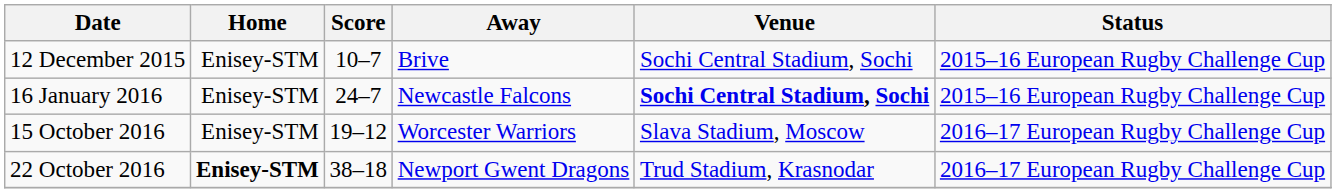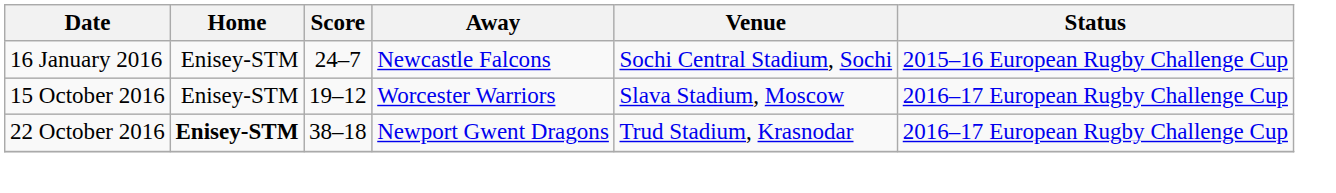- row: (98, 59)
(785, 95) bold -> (756, 59) normal
